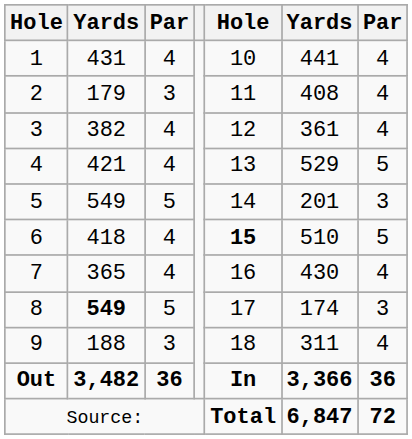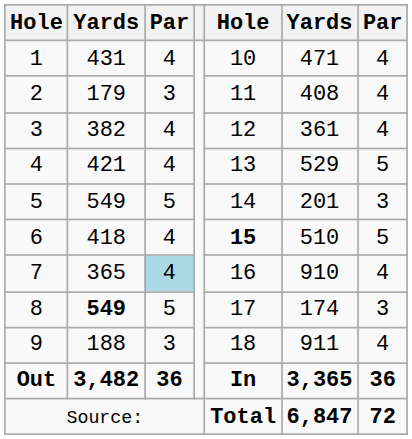(320, 59) 441 -> (320, 59) 471
(169, 273) no background -> (169, 273) lightblue background
(320, 273) 430 -> (320, 273) 910
(320, 345) 311 -> (320, 345) 911
(320, 381) 3,366 -> (320, 381) 3,365
